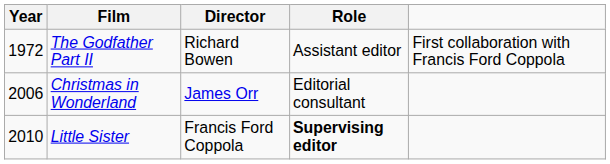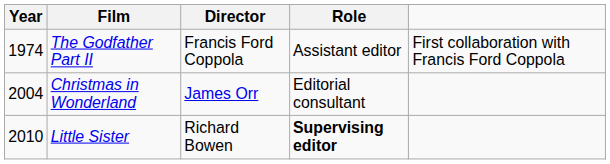(26, 51) 1972 -> (26, 51) 1974
(212, 51) Richard Bowen -> (229, 51) Francis Ford Coppola
(26, 94) 2006 -> (26, 94) 2004
(229, 136) Francis Ford Coppola -> (212, 136) Richard Bowen
